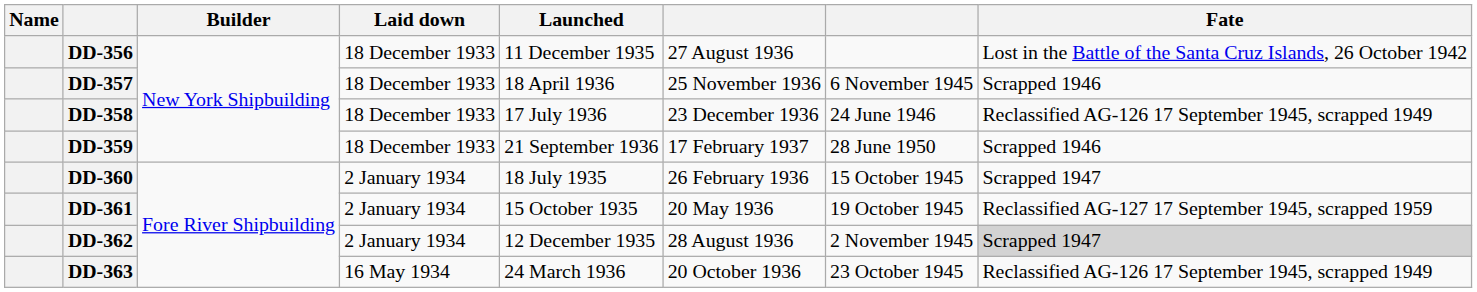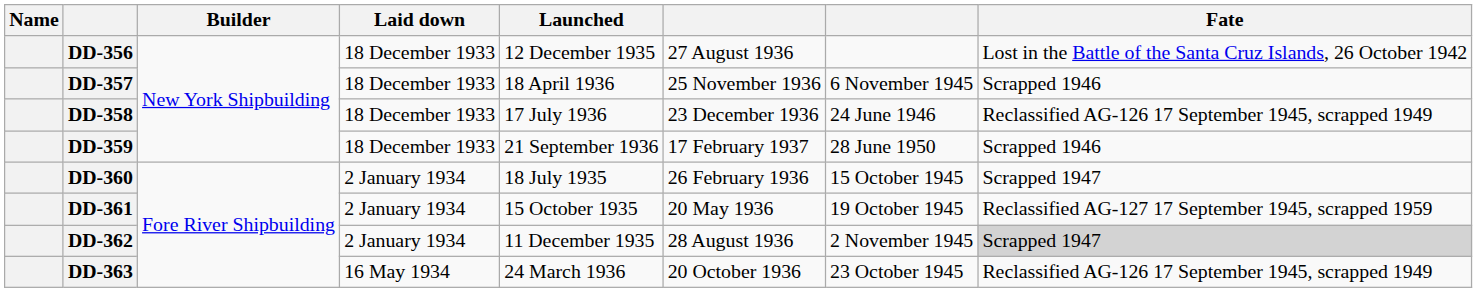(579, 51) 11 December 1935 -> (580, 51) 12 December 1935
(580, 240) 12 December 1935 -> (579, 240) 11 December 1935
